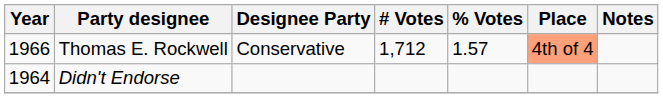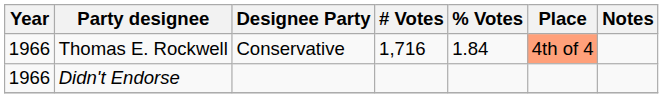(402, 48) 1,712 -> (402, 48) 1,716
(470, 48) 1.57 -> (470, 48) 1.84
(30, 78) 1964 -> (30, 78) 1966
